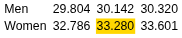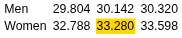(72, 26) 32.786 -> (72, 26) 32.788
(159, 26) 33.601 -> (159, 26) 33.598
